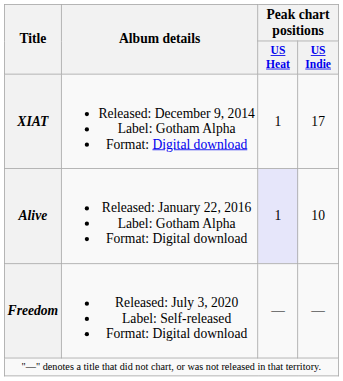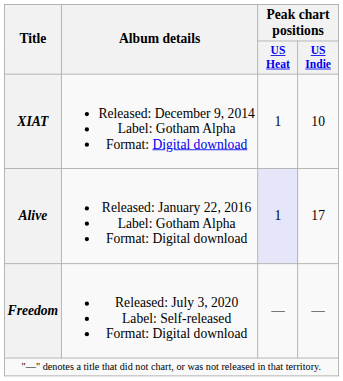(318, 121) 17 -> (318, 121) 10
(318, 216) 10 -> (318, 216) 17
